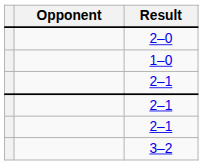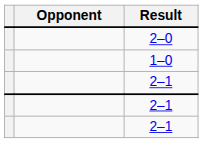- row: (9, 149)
